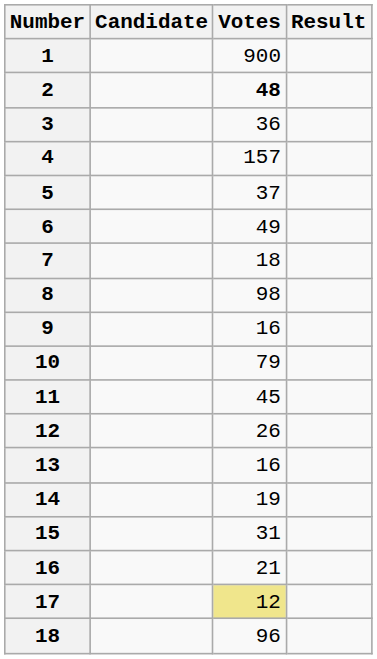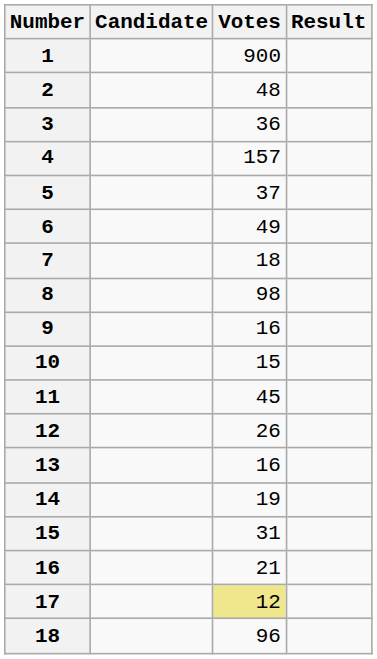(268, 90) bold -> (268, 90) normal
(268, 363) 79 -> (268, 363) 15
